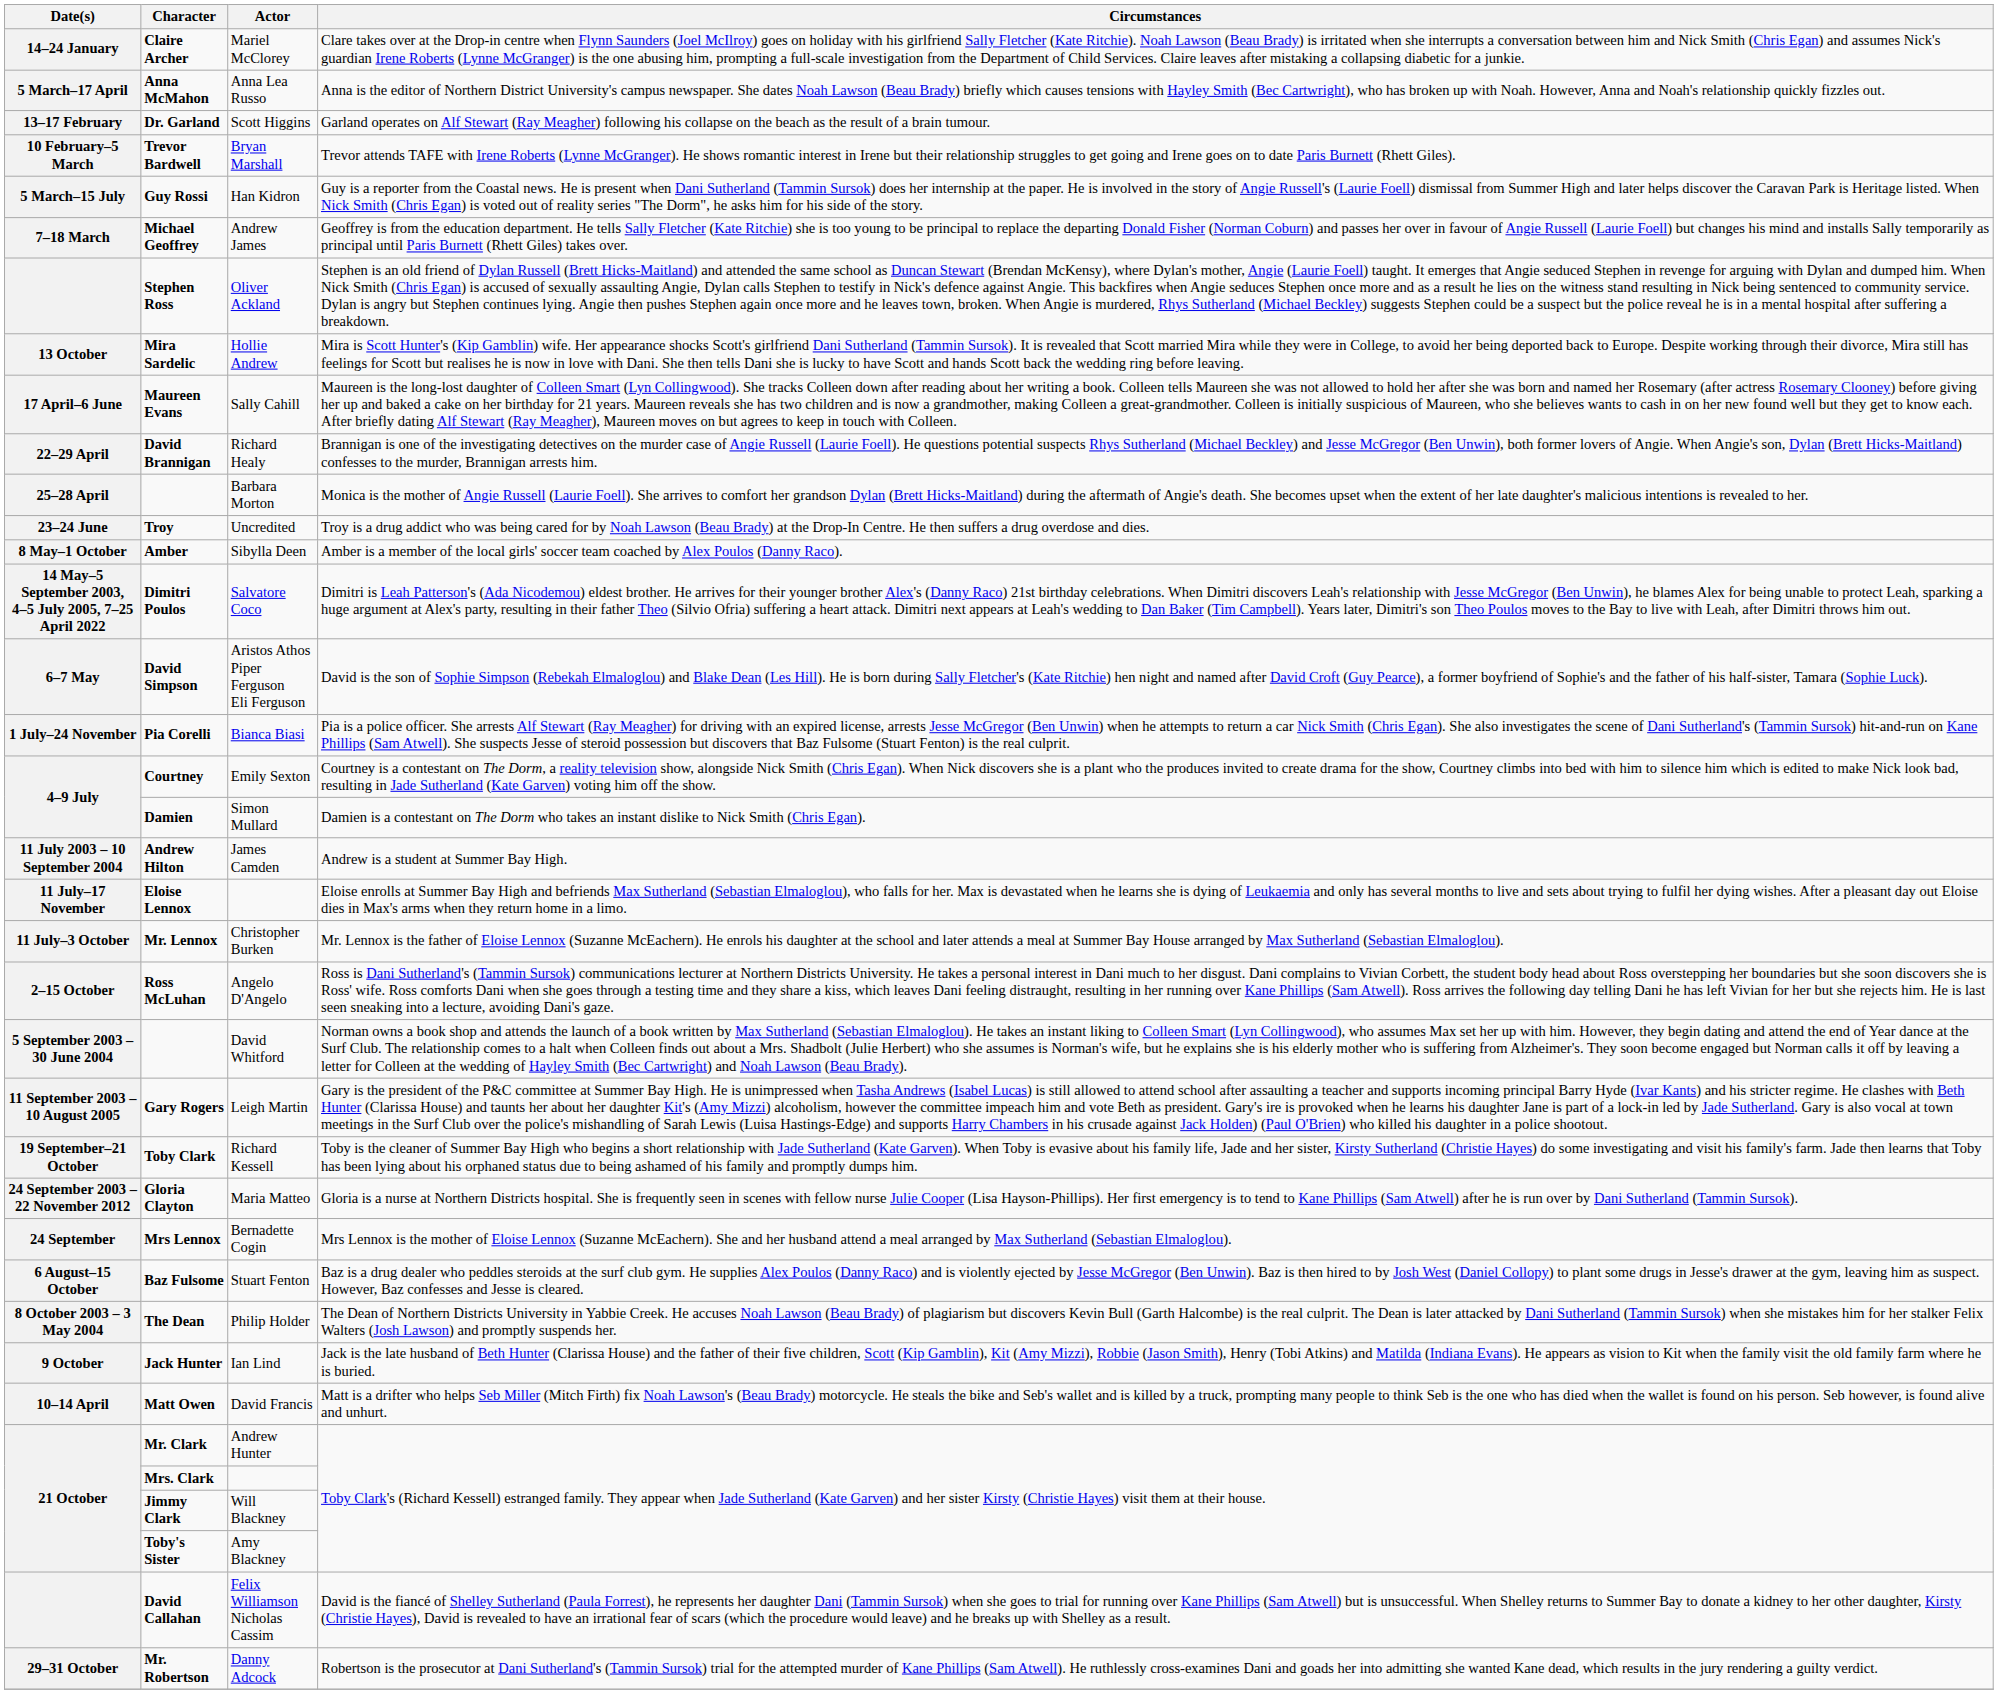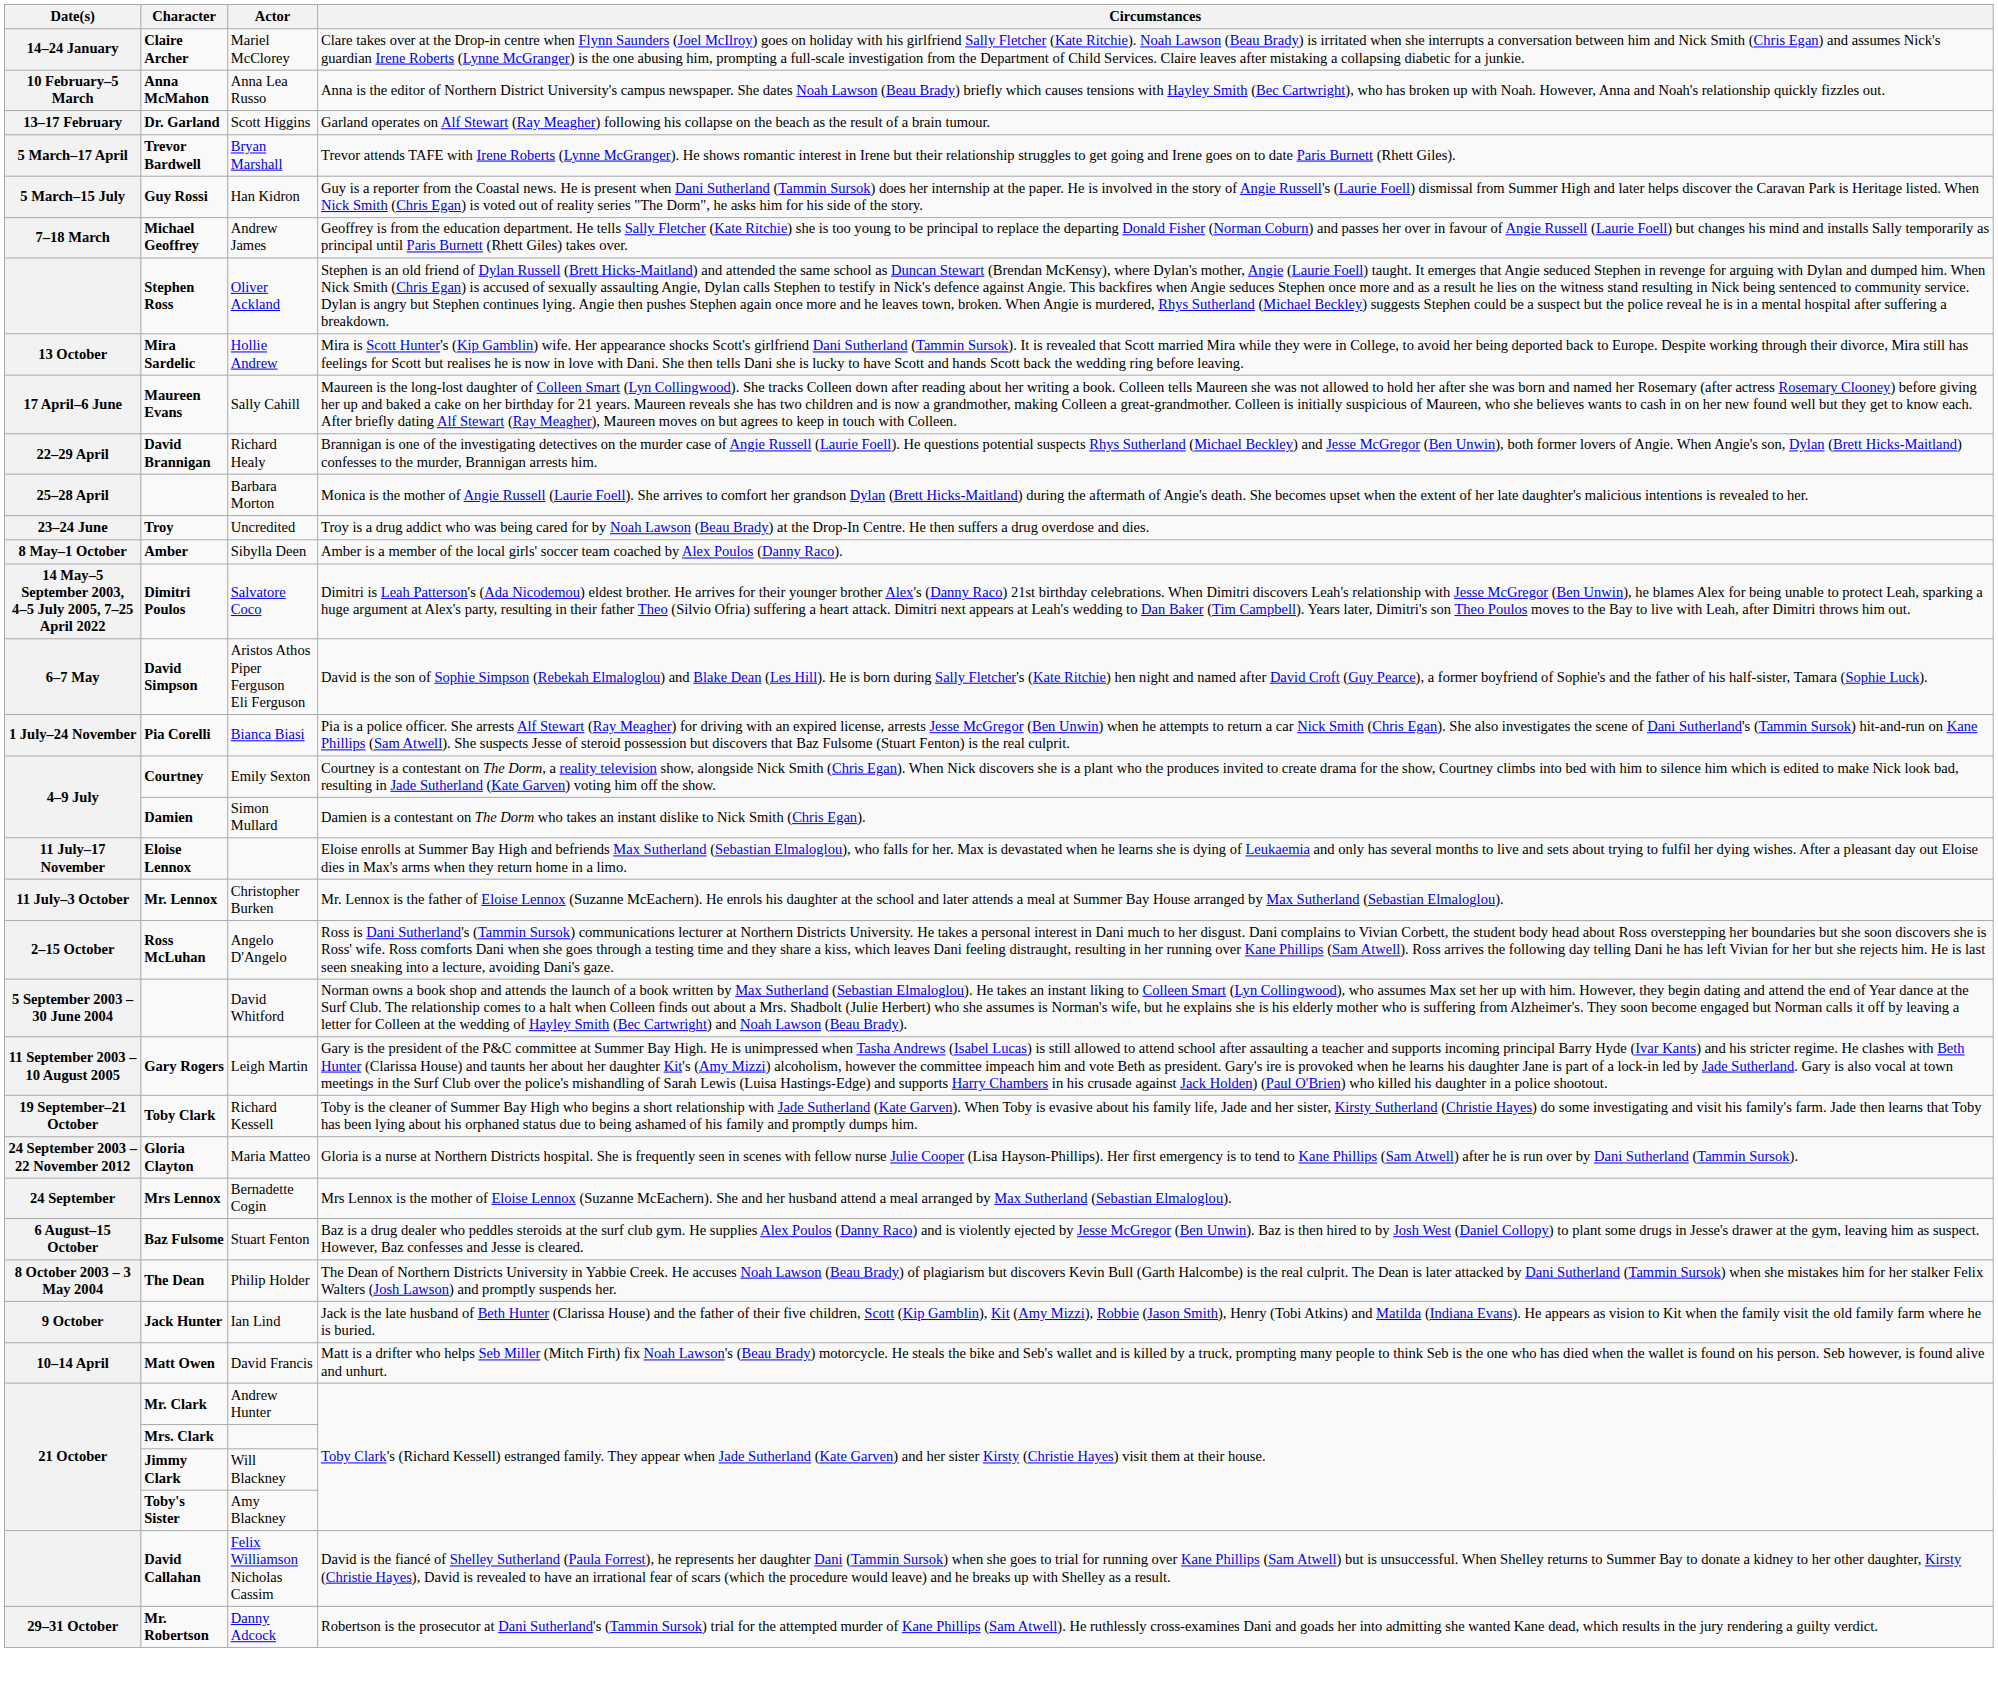(73, 90) 5 March–17 April -> (73, 90) 10 February–5 March
(73, 155) 10 February–5 March -> (73, 155) 5 March–17 April
- row: (169, 858)
